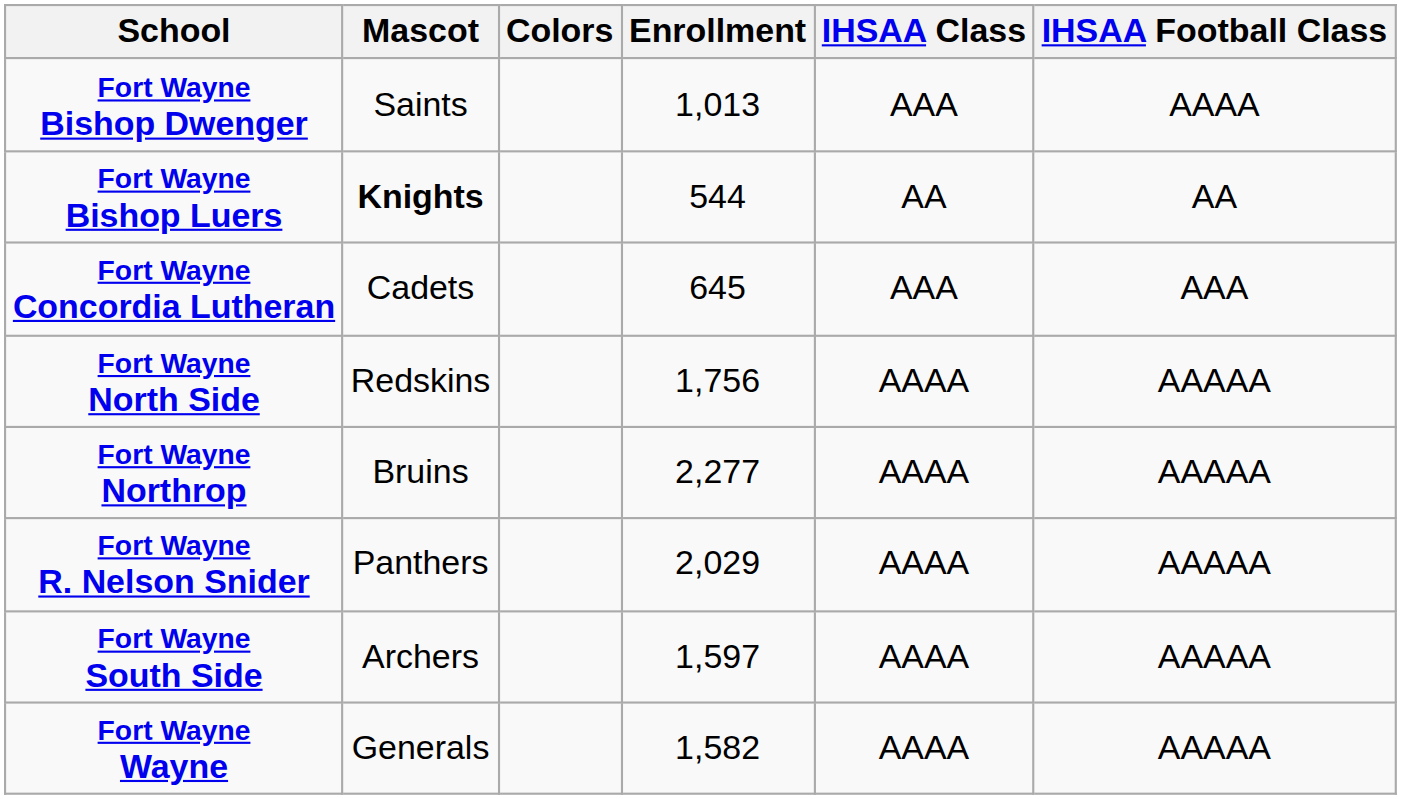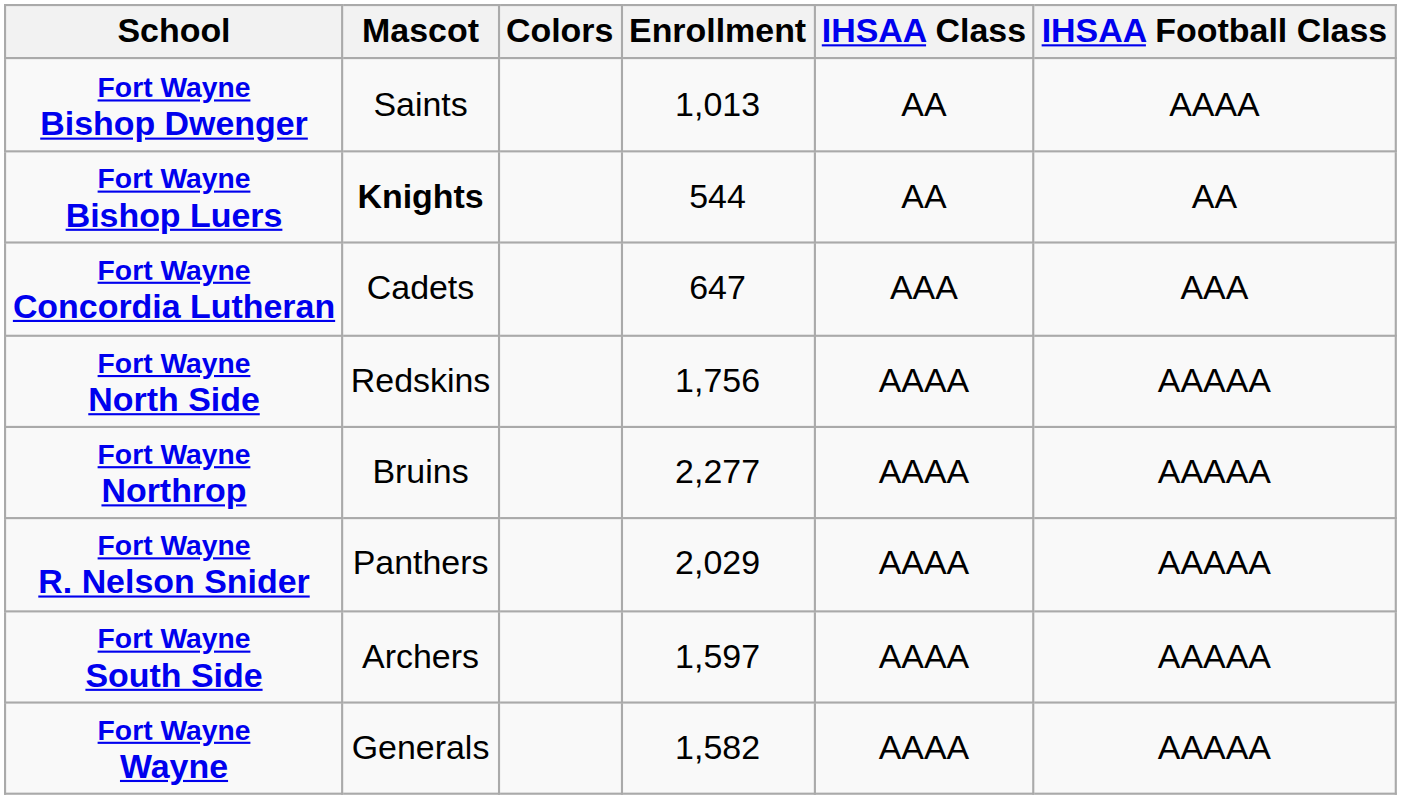(924, 104) AAA -> (924, 104) AA
(718, 288) 645 -> (718, 288) 647
